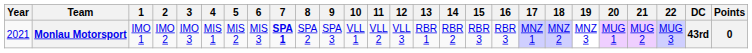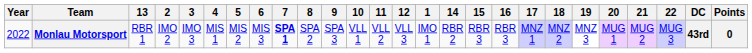columns swapped: (141, 12) <-> (426, 12)
(18, 34) 2021 -> (18, 34) 2022
